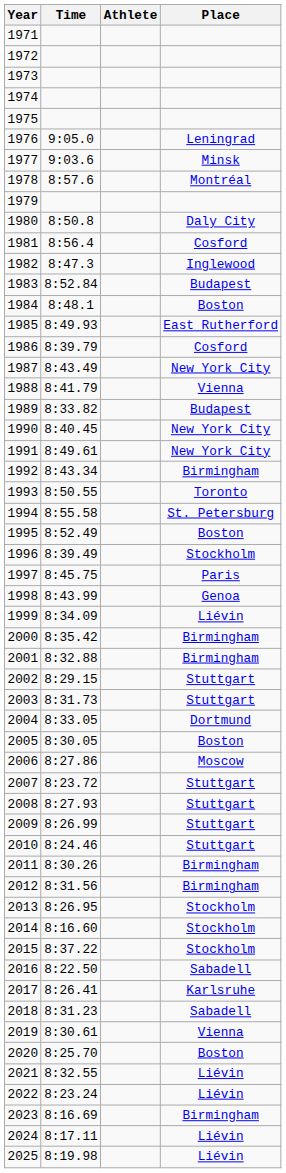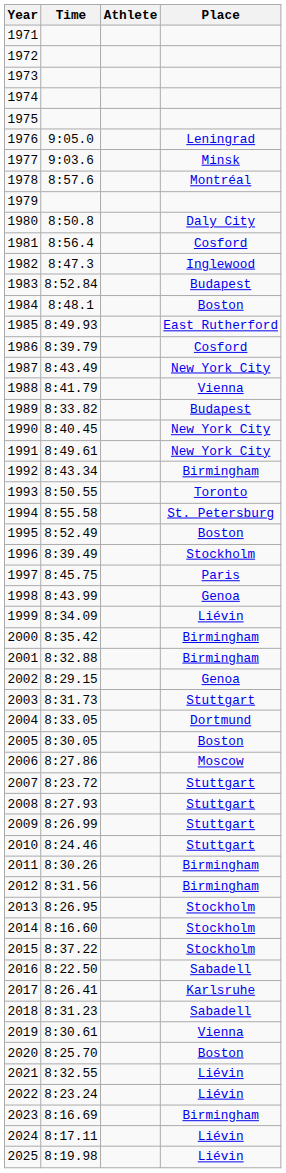(221, 679) Stuttgart -> (221, 679) Genoa
